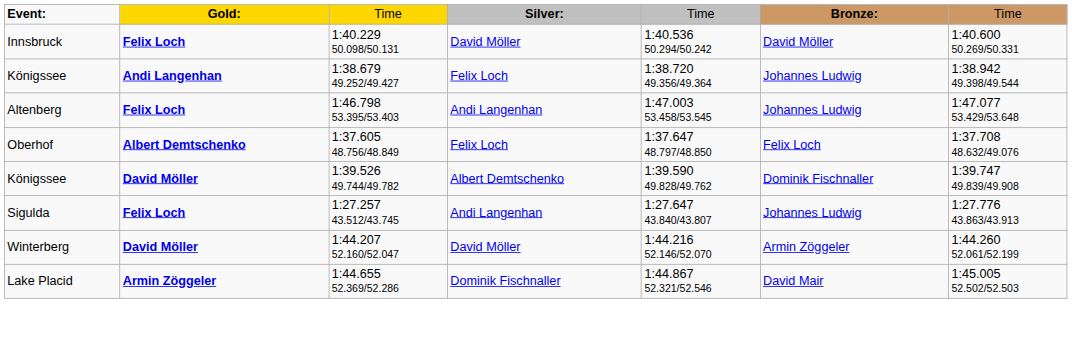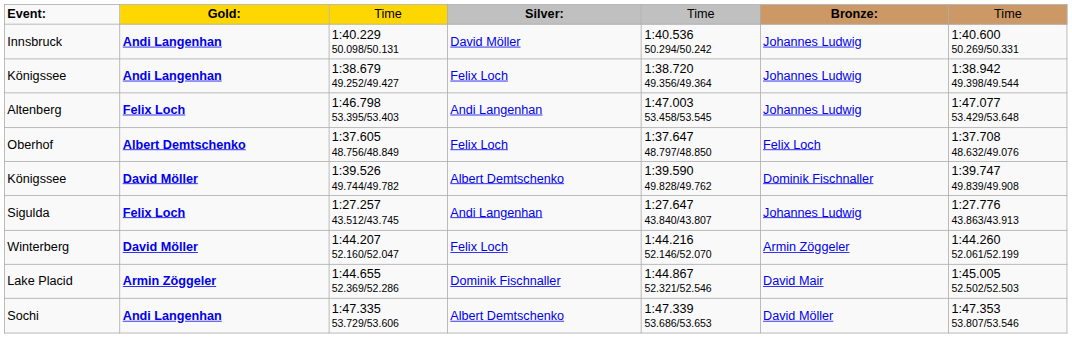(154, 41) Felix Loch -> (172, 41) Andi Langenhan
(798, 41) David Möller -> (812, 41) Johannes Ludwig
(485, 247) David Möller -> (479, 247) Felix Loch
+ row: (365, 315)
